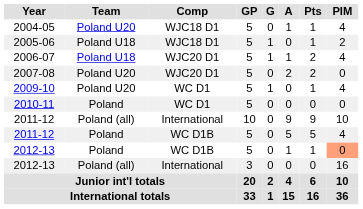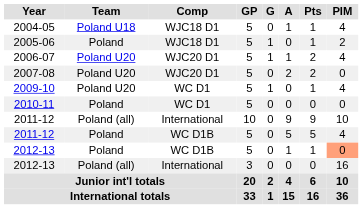(106, 27) Poland U20 -> (106, 27) Poland U18
(106, 42) Poland U18 -> (106, 42) Poland
(106, 58) Poland U18 -> (106, 58) Poland U20
